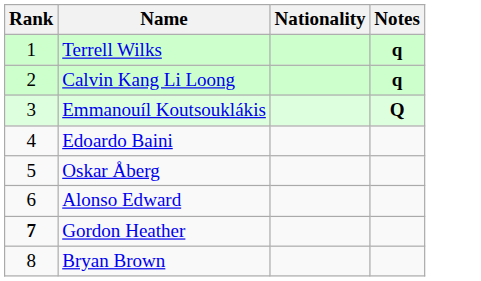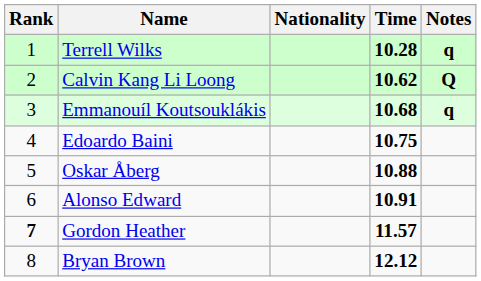+ column: (396, 19)
(397, 79) q -> (449, 79) Q
(397, 110) Q -> (449, 110) q
